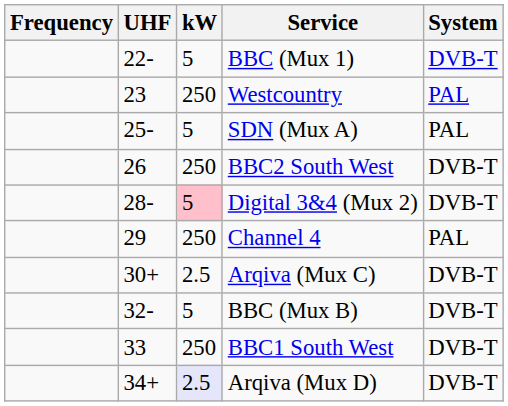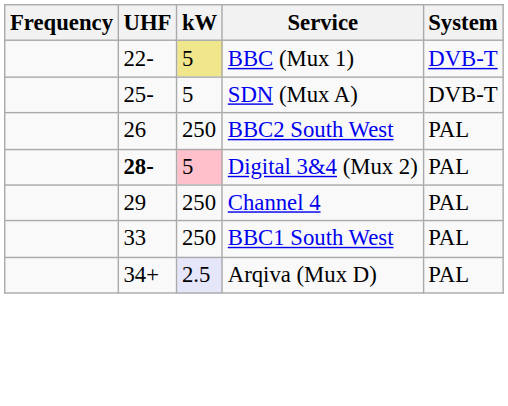(188, 58) no background -> (188, 58) khaki background
- row: (285, 94)
(449, 130) PAL -> (463, 94) DVB-T
(463, 166) DVB-T -> (449, 130) PAL
(139, 202) normal -> (139, 166) bold
(463, 202) DVB-T -> (449, 166) PAL
- row: (302, 274)
- row: (293, 310)
(463, 346) DVB-T -> (449, 238) PAL
(463, 382) DVB-T -> (449, 274) PAL
